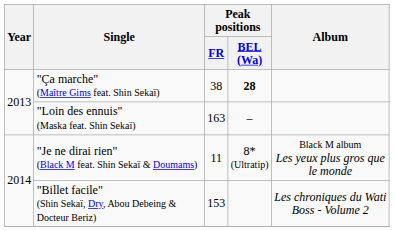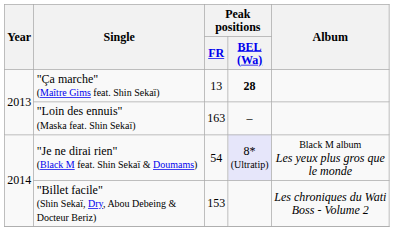(216, 85) 38 -> (216, 85) 13
(216, 157) 11 -> (216, 157) 54
(250, 157) no background -> (250, 157) lavender background
